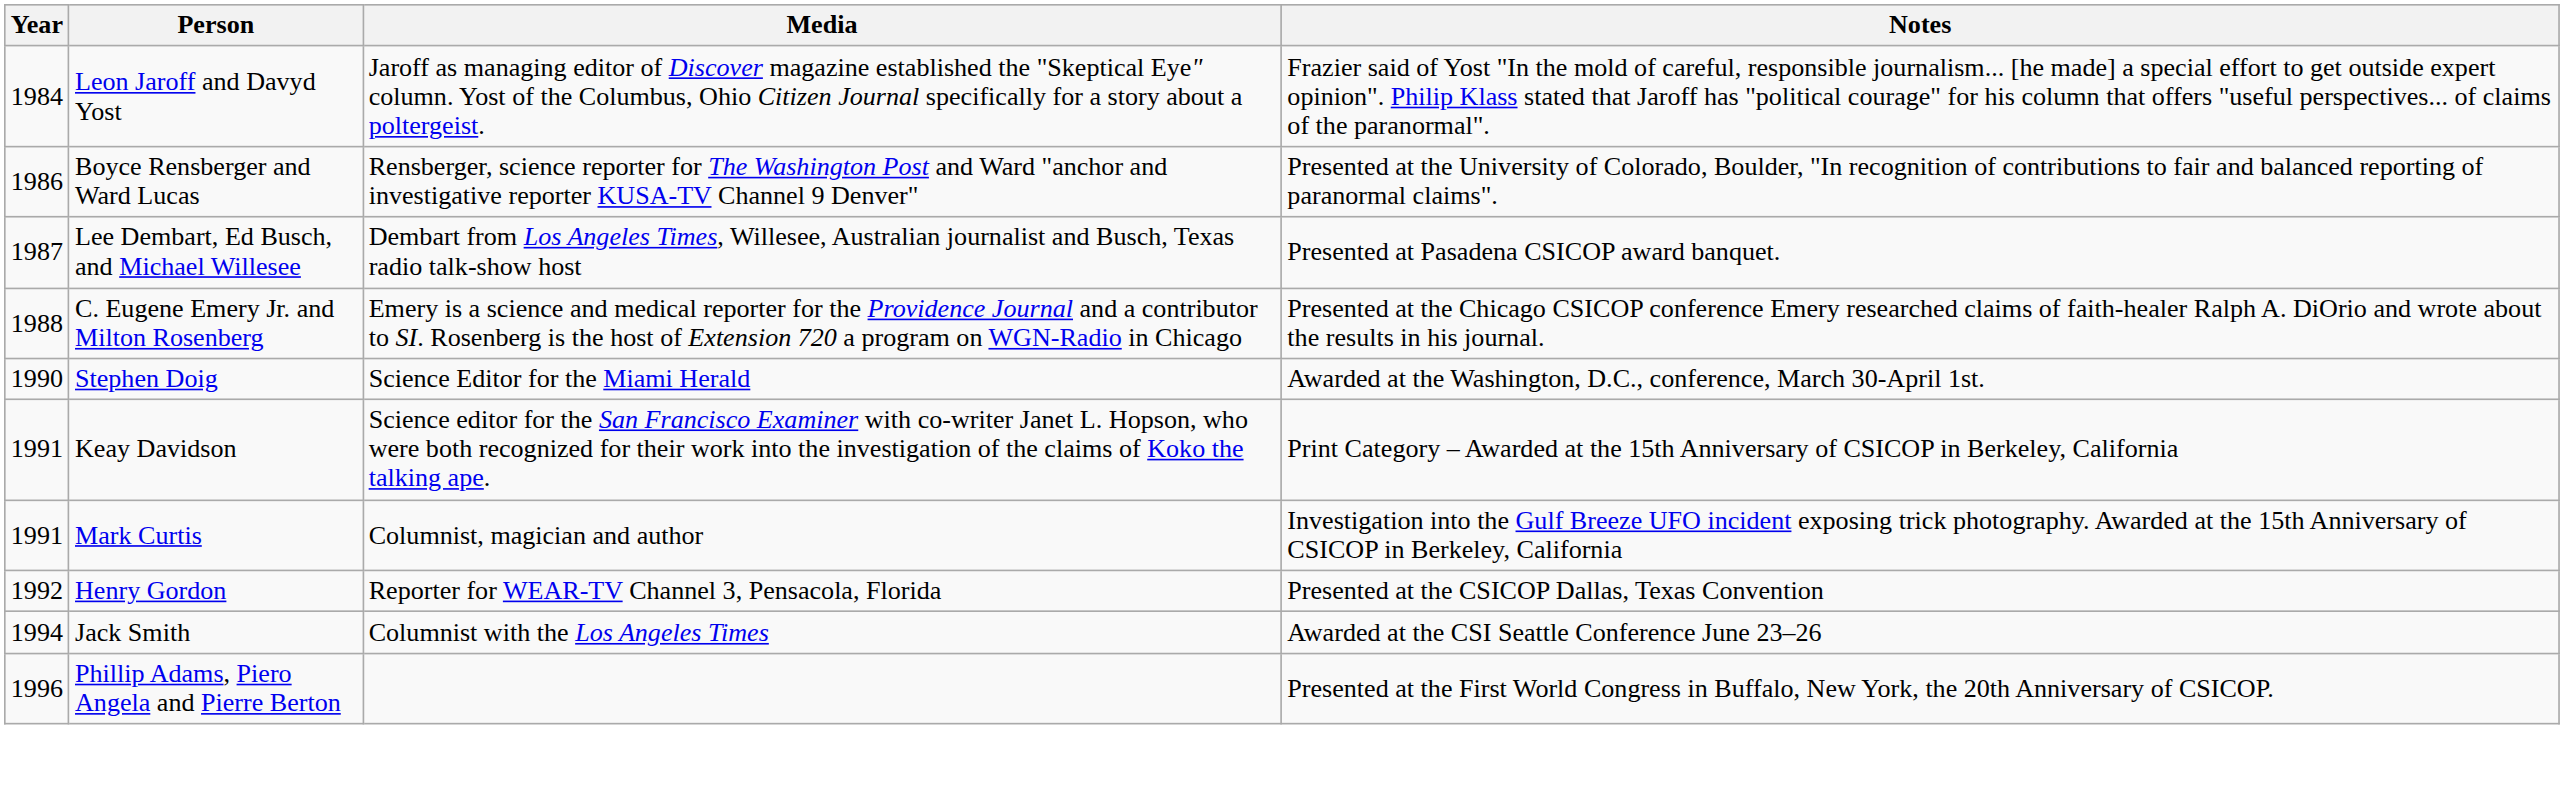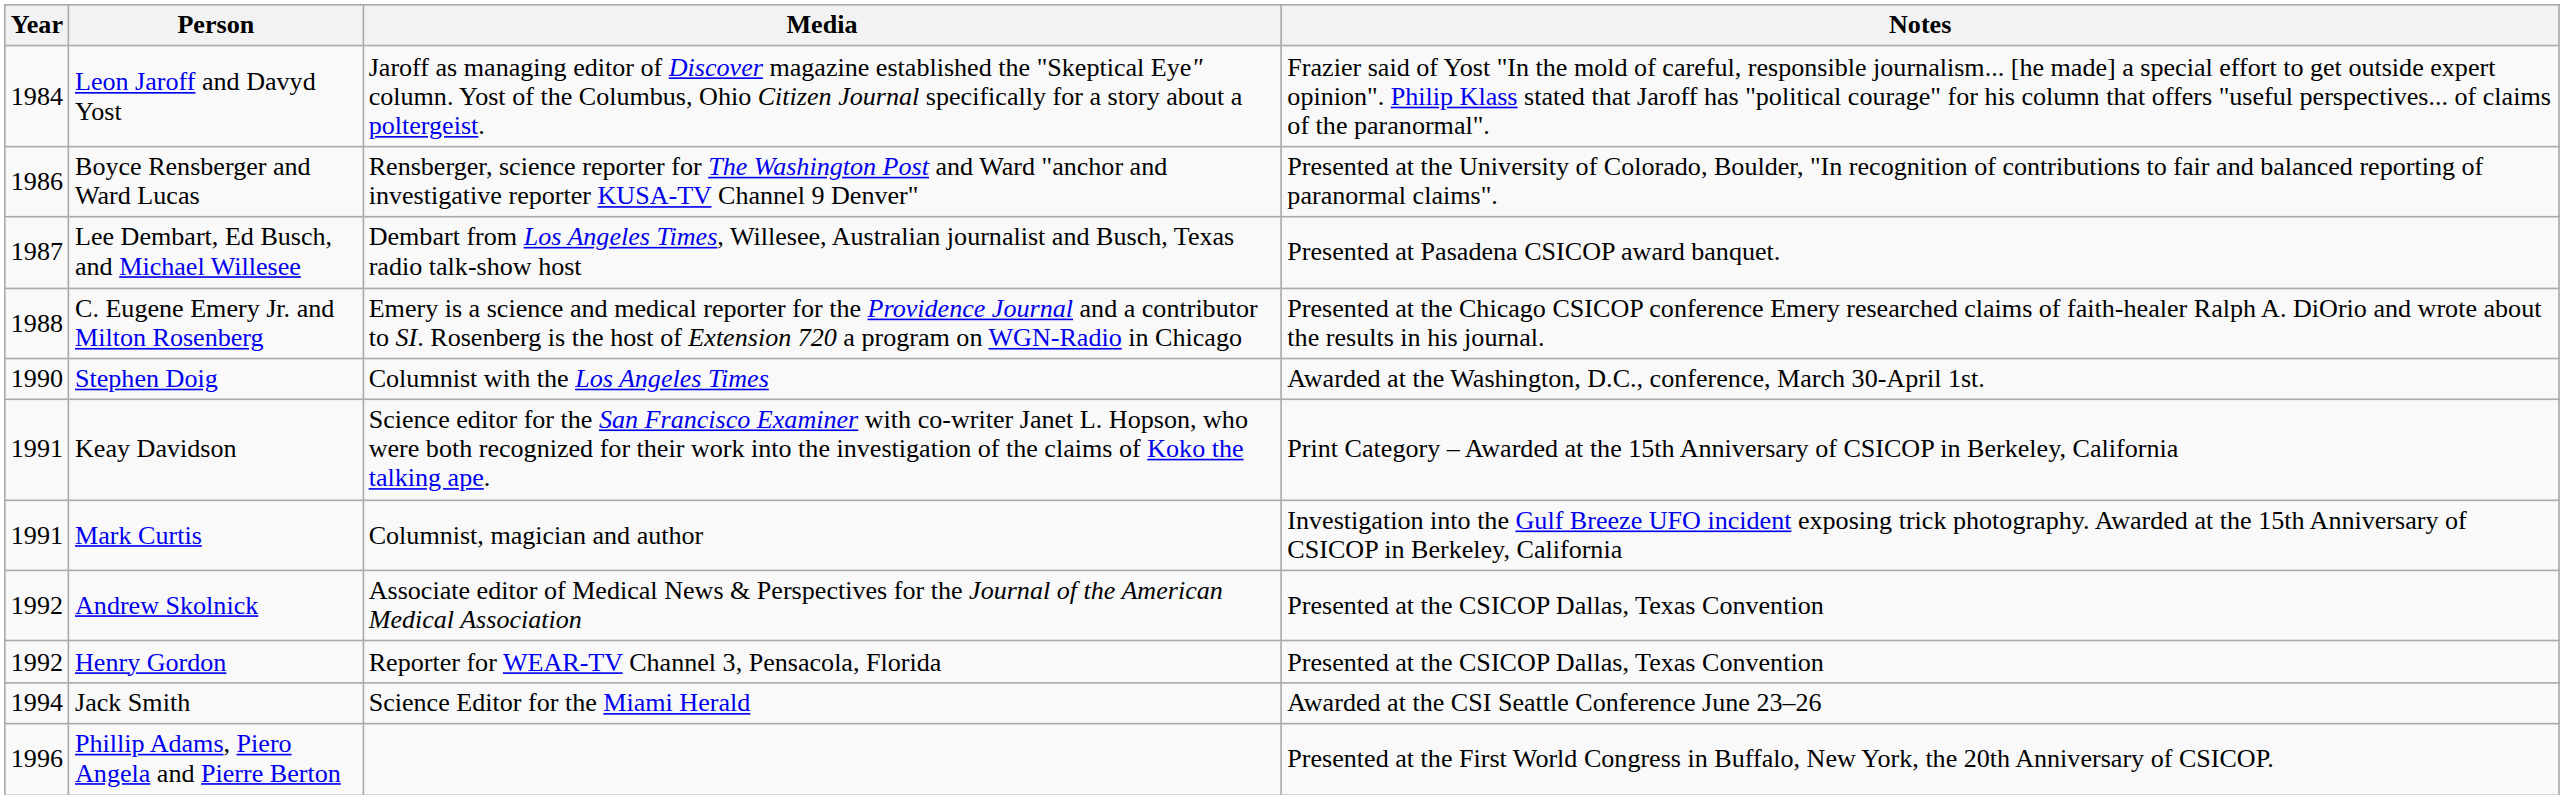(559, 378) Science Editor for the Miami Herald -> (569, 378) Columnist with the Los Angeles Times
+ row: (167, 605)
(569, 632) Columnist with the Los Angeles Times -> (559, 702) Science Editor for the Miami Herald
